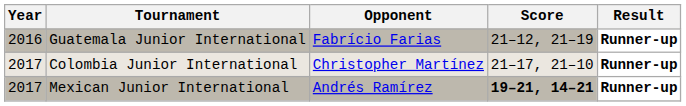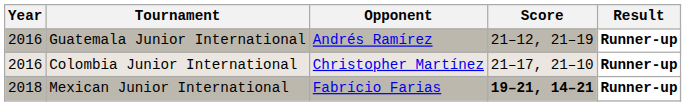(377, 40) Fabrício Farias -> (373, 40) Andrés Ramírez
(25, 64) 2017 -> (25, 64) 2016
(25, 88) 2017 -> (25, 88) 2018
(373, 88) Andrés Ramírez -> (377, 88) Fabrício Farias
